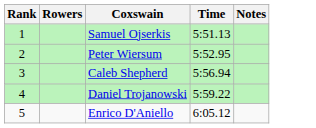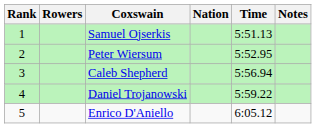+ column: (211, 14)
